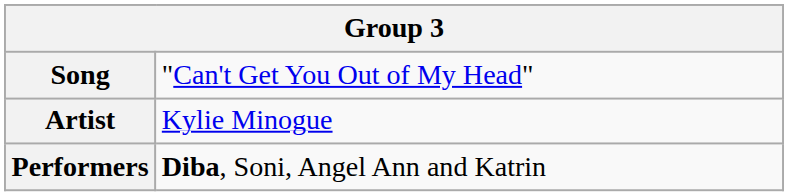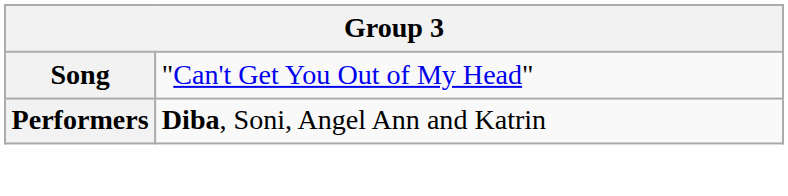- row: (80, 120)
